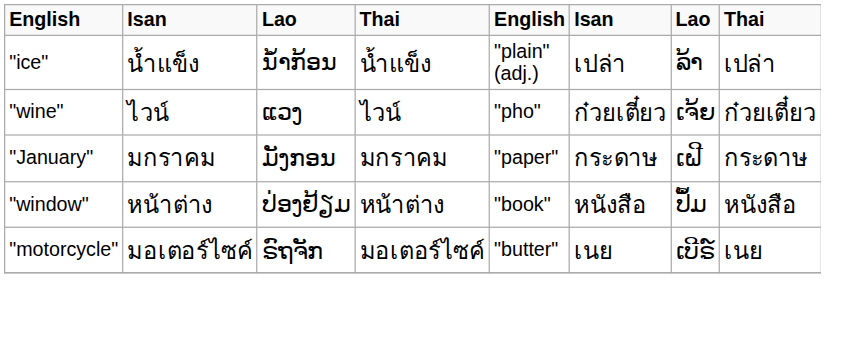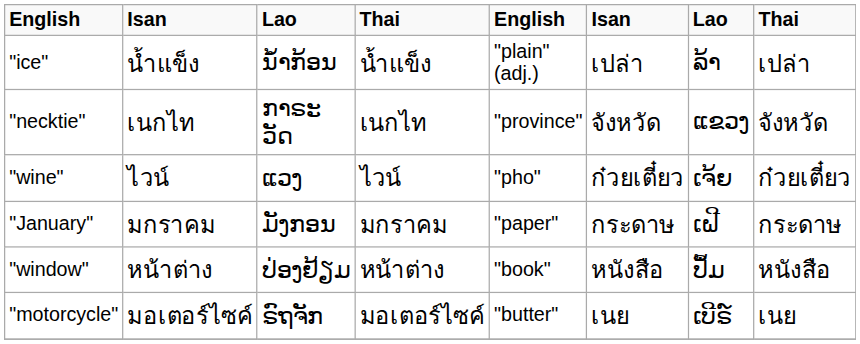+ row: (47, 121)
